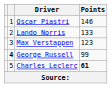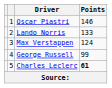(87, 44) 123 -> (87, 44) 124
(11, 55) bold -> (11, 55) normal
